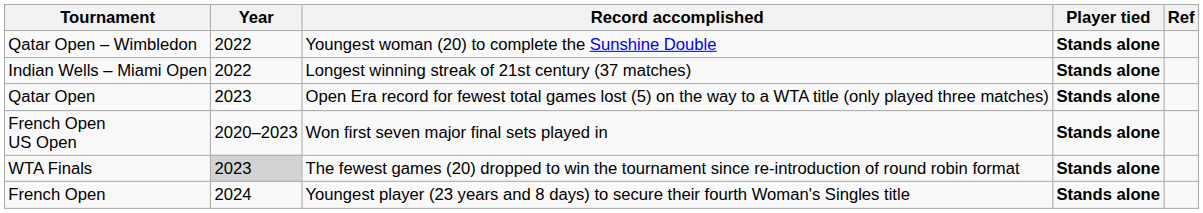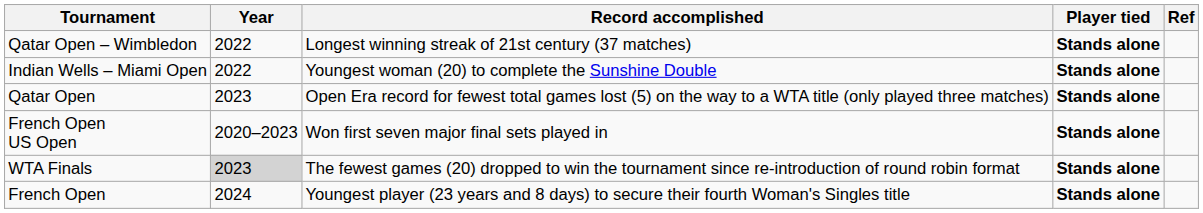(511, 44) Youngest woman (20) to complete the Sunshine Double -> (498, 44) Longest winning streak of 21st century (37 matches)
(498, 70) Longest winning streak of 21st century (37 matches) -> (511, 70) Youngest woman (20) to complete the Sunshine Double
